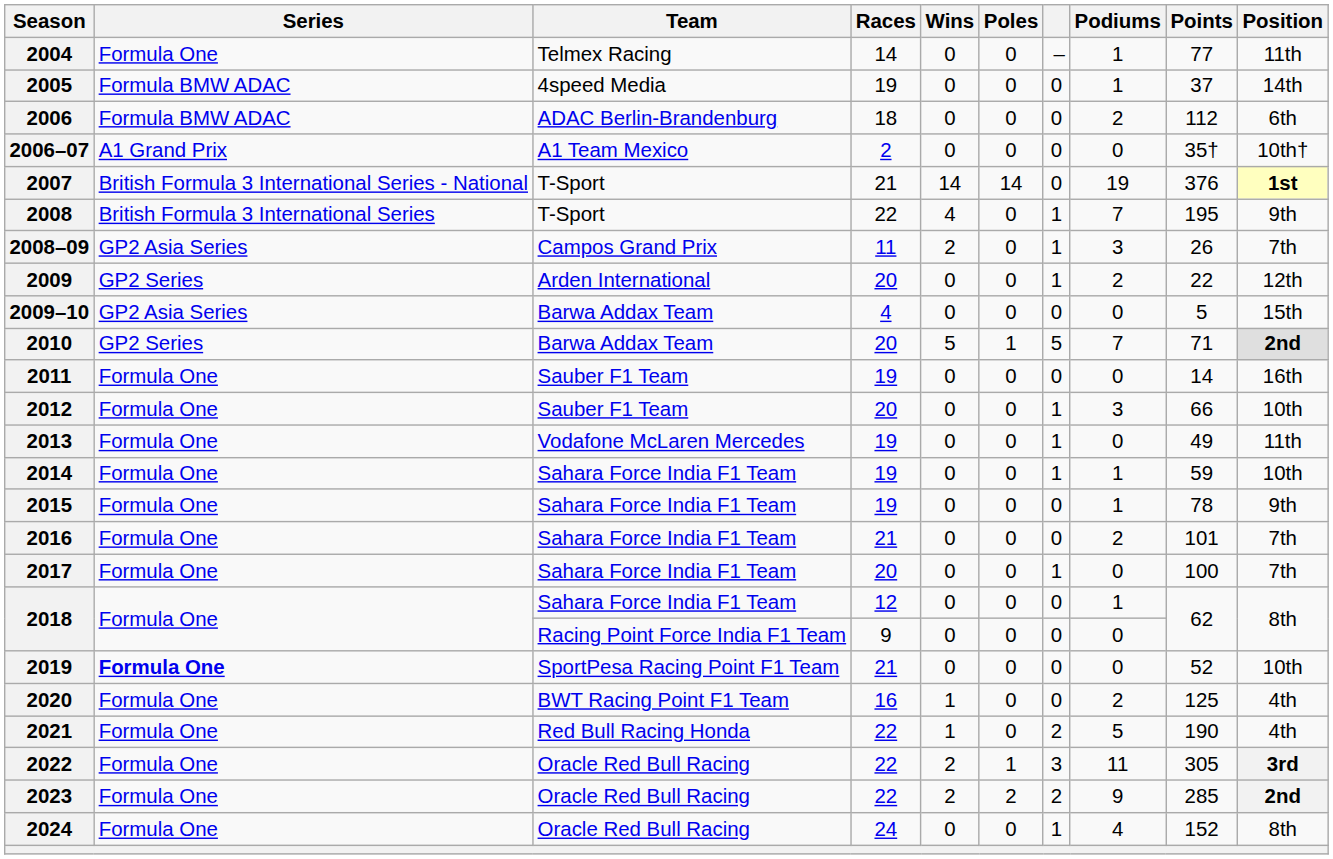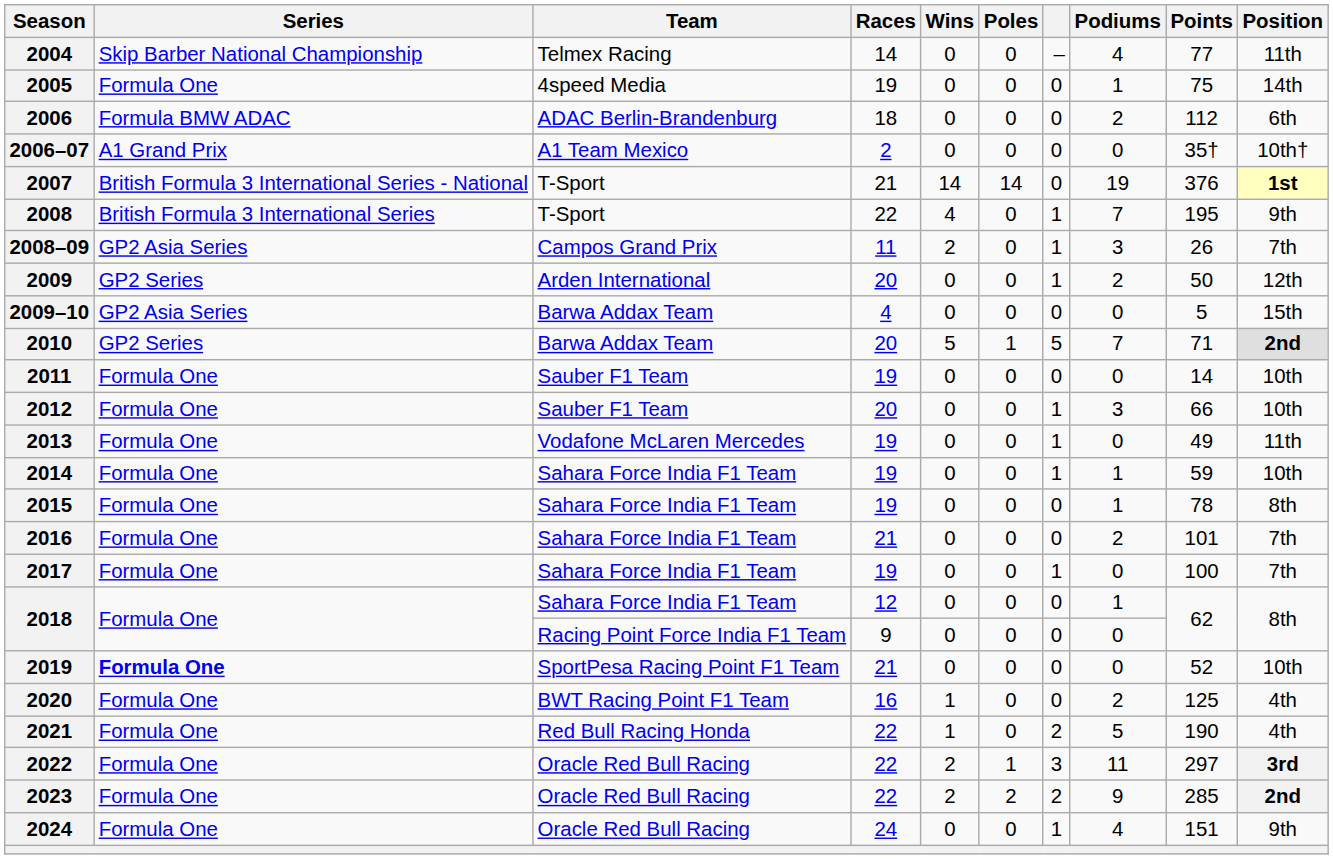(158, 54) Formula One -> (261, 54) Skip Barber National Championship
(1118, 54) 1 -> (1118, 54) 4
(195, 86) Formula BMW ADAC -> (158, 86) Formula One
(1202, 86) 37 -> (1202, 86) 75
(1202, 280) 22 -> (1202, 280) 50
(1283, 377) 16th -> (1283, 377) 10th
(1283, 506) 9th -> (1283, 506) 8th
(886, 570) 20 -> (886, 570) 19
(1202, 764) 305 -> (1202, 764) 297
(1202, 829) 152 -> (1202, 829) 151
(1283, 829) 8th -> (1283, 829) 9th
